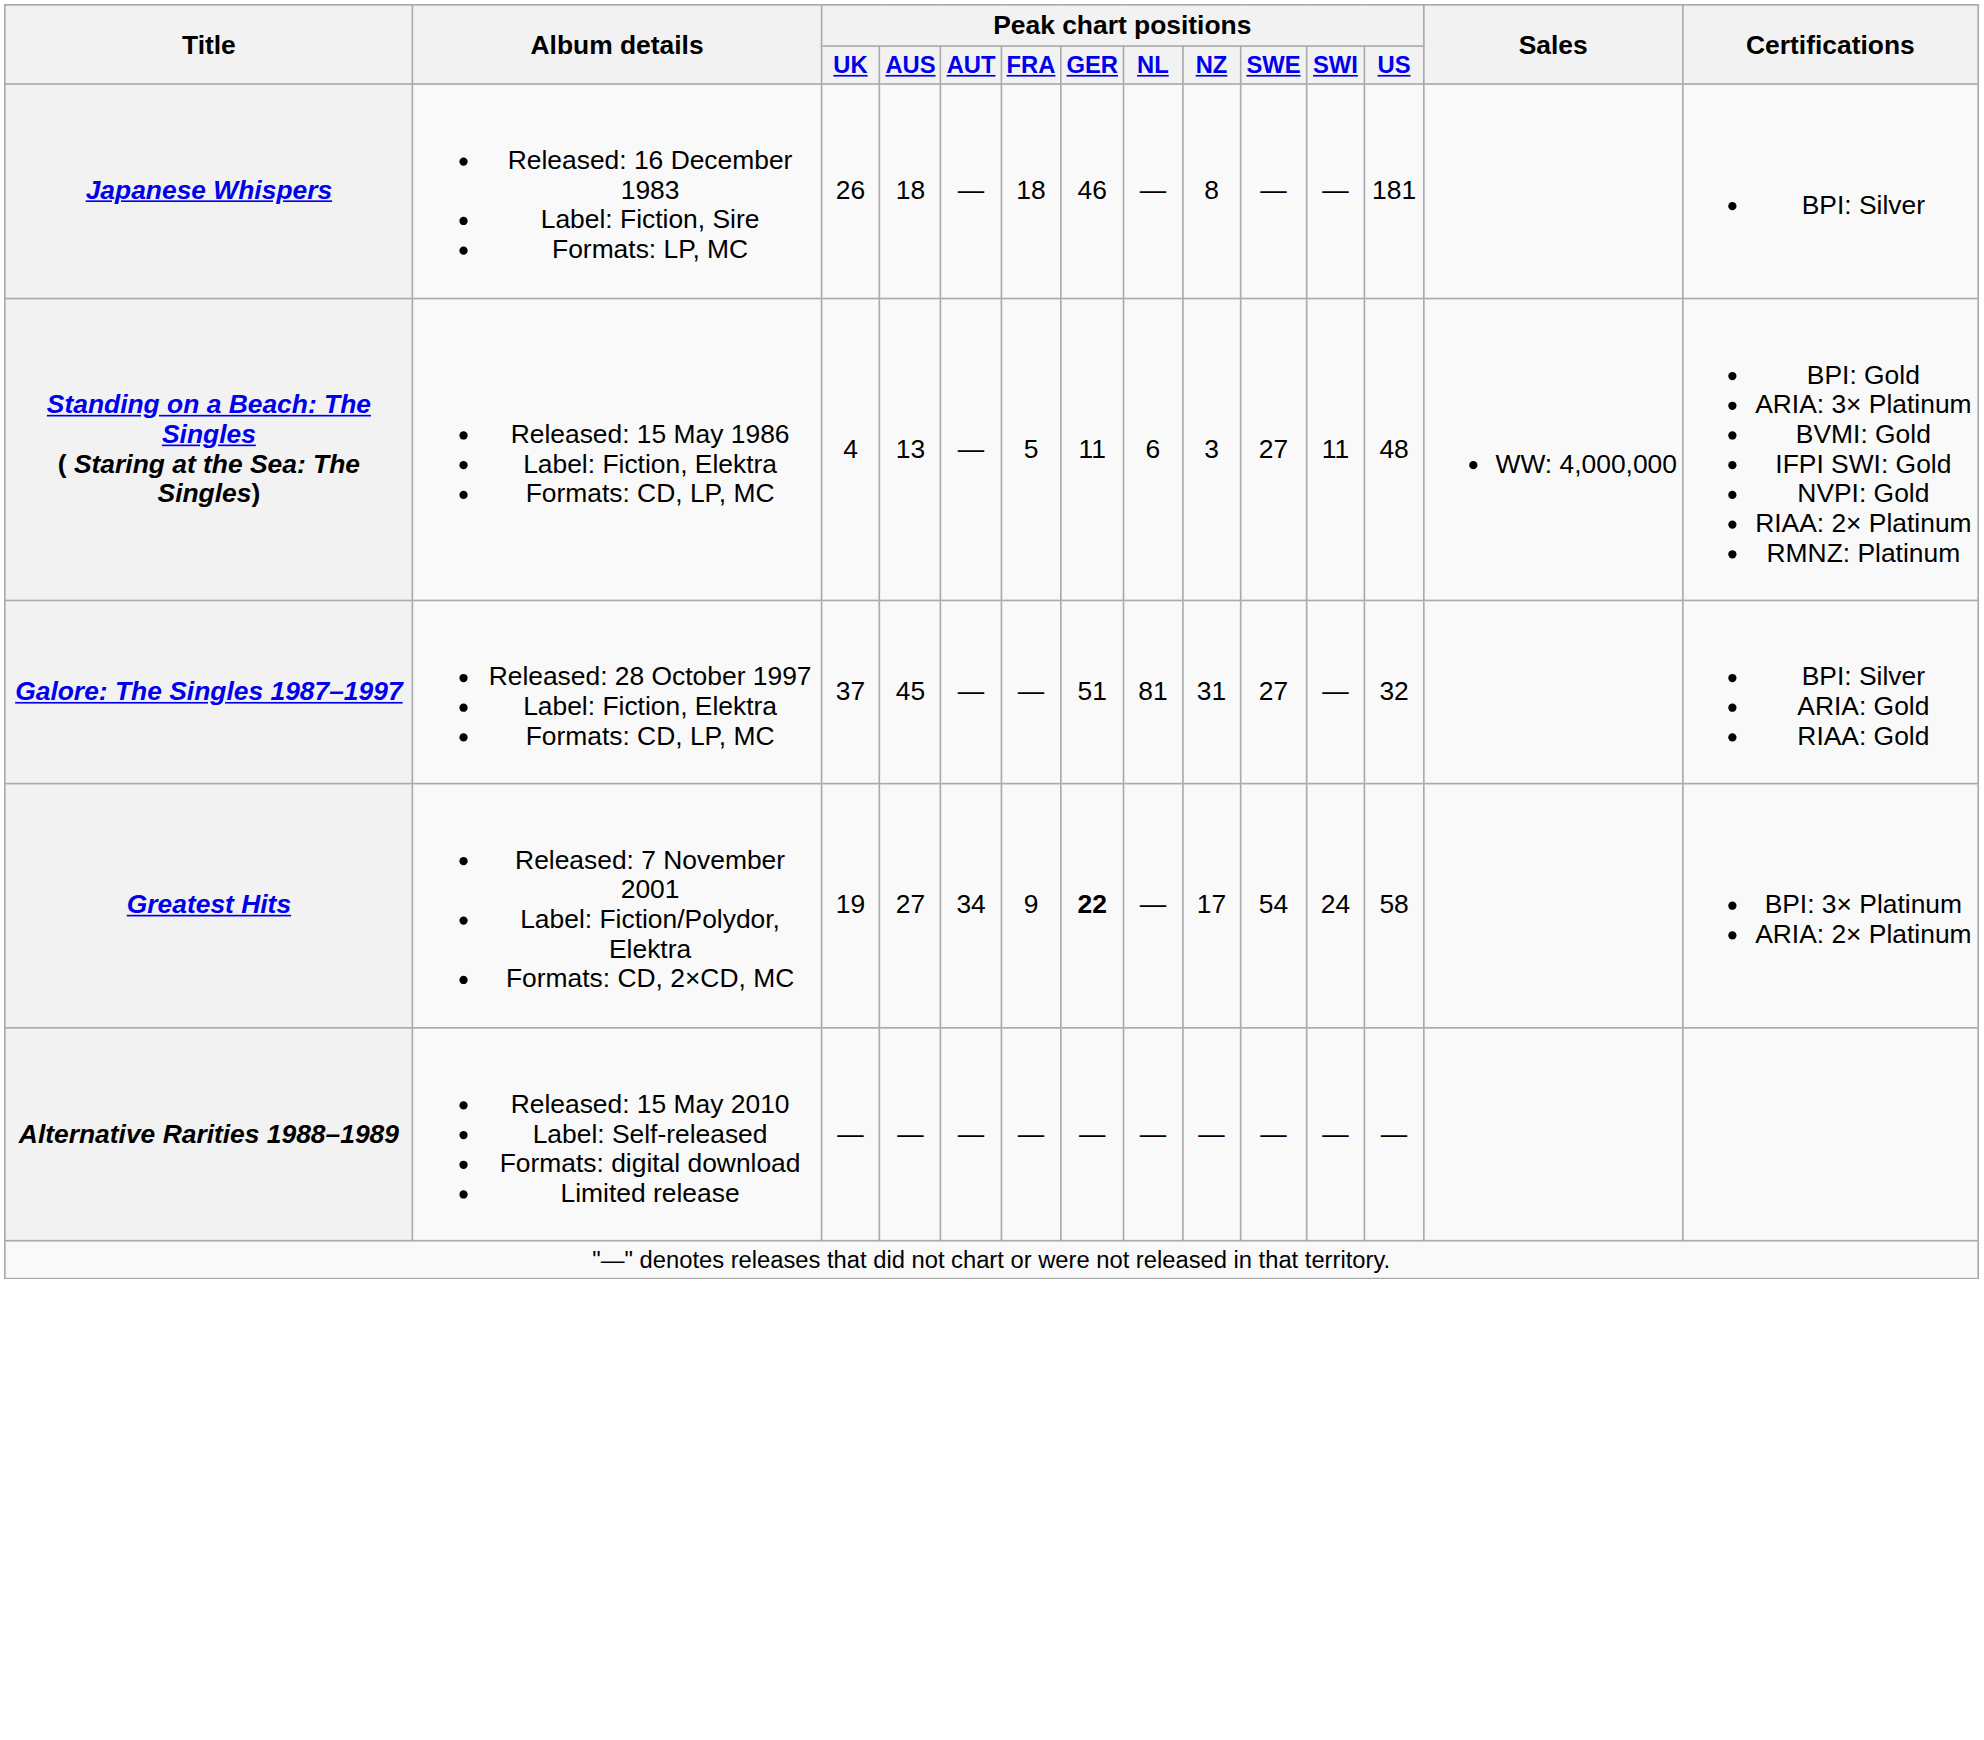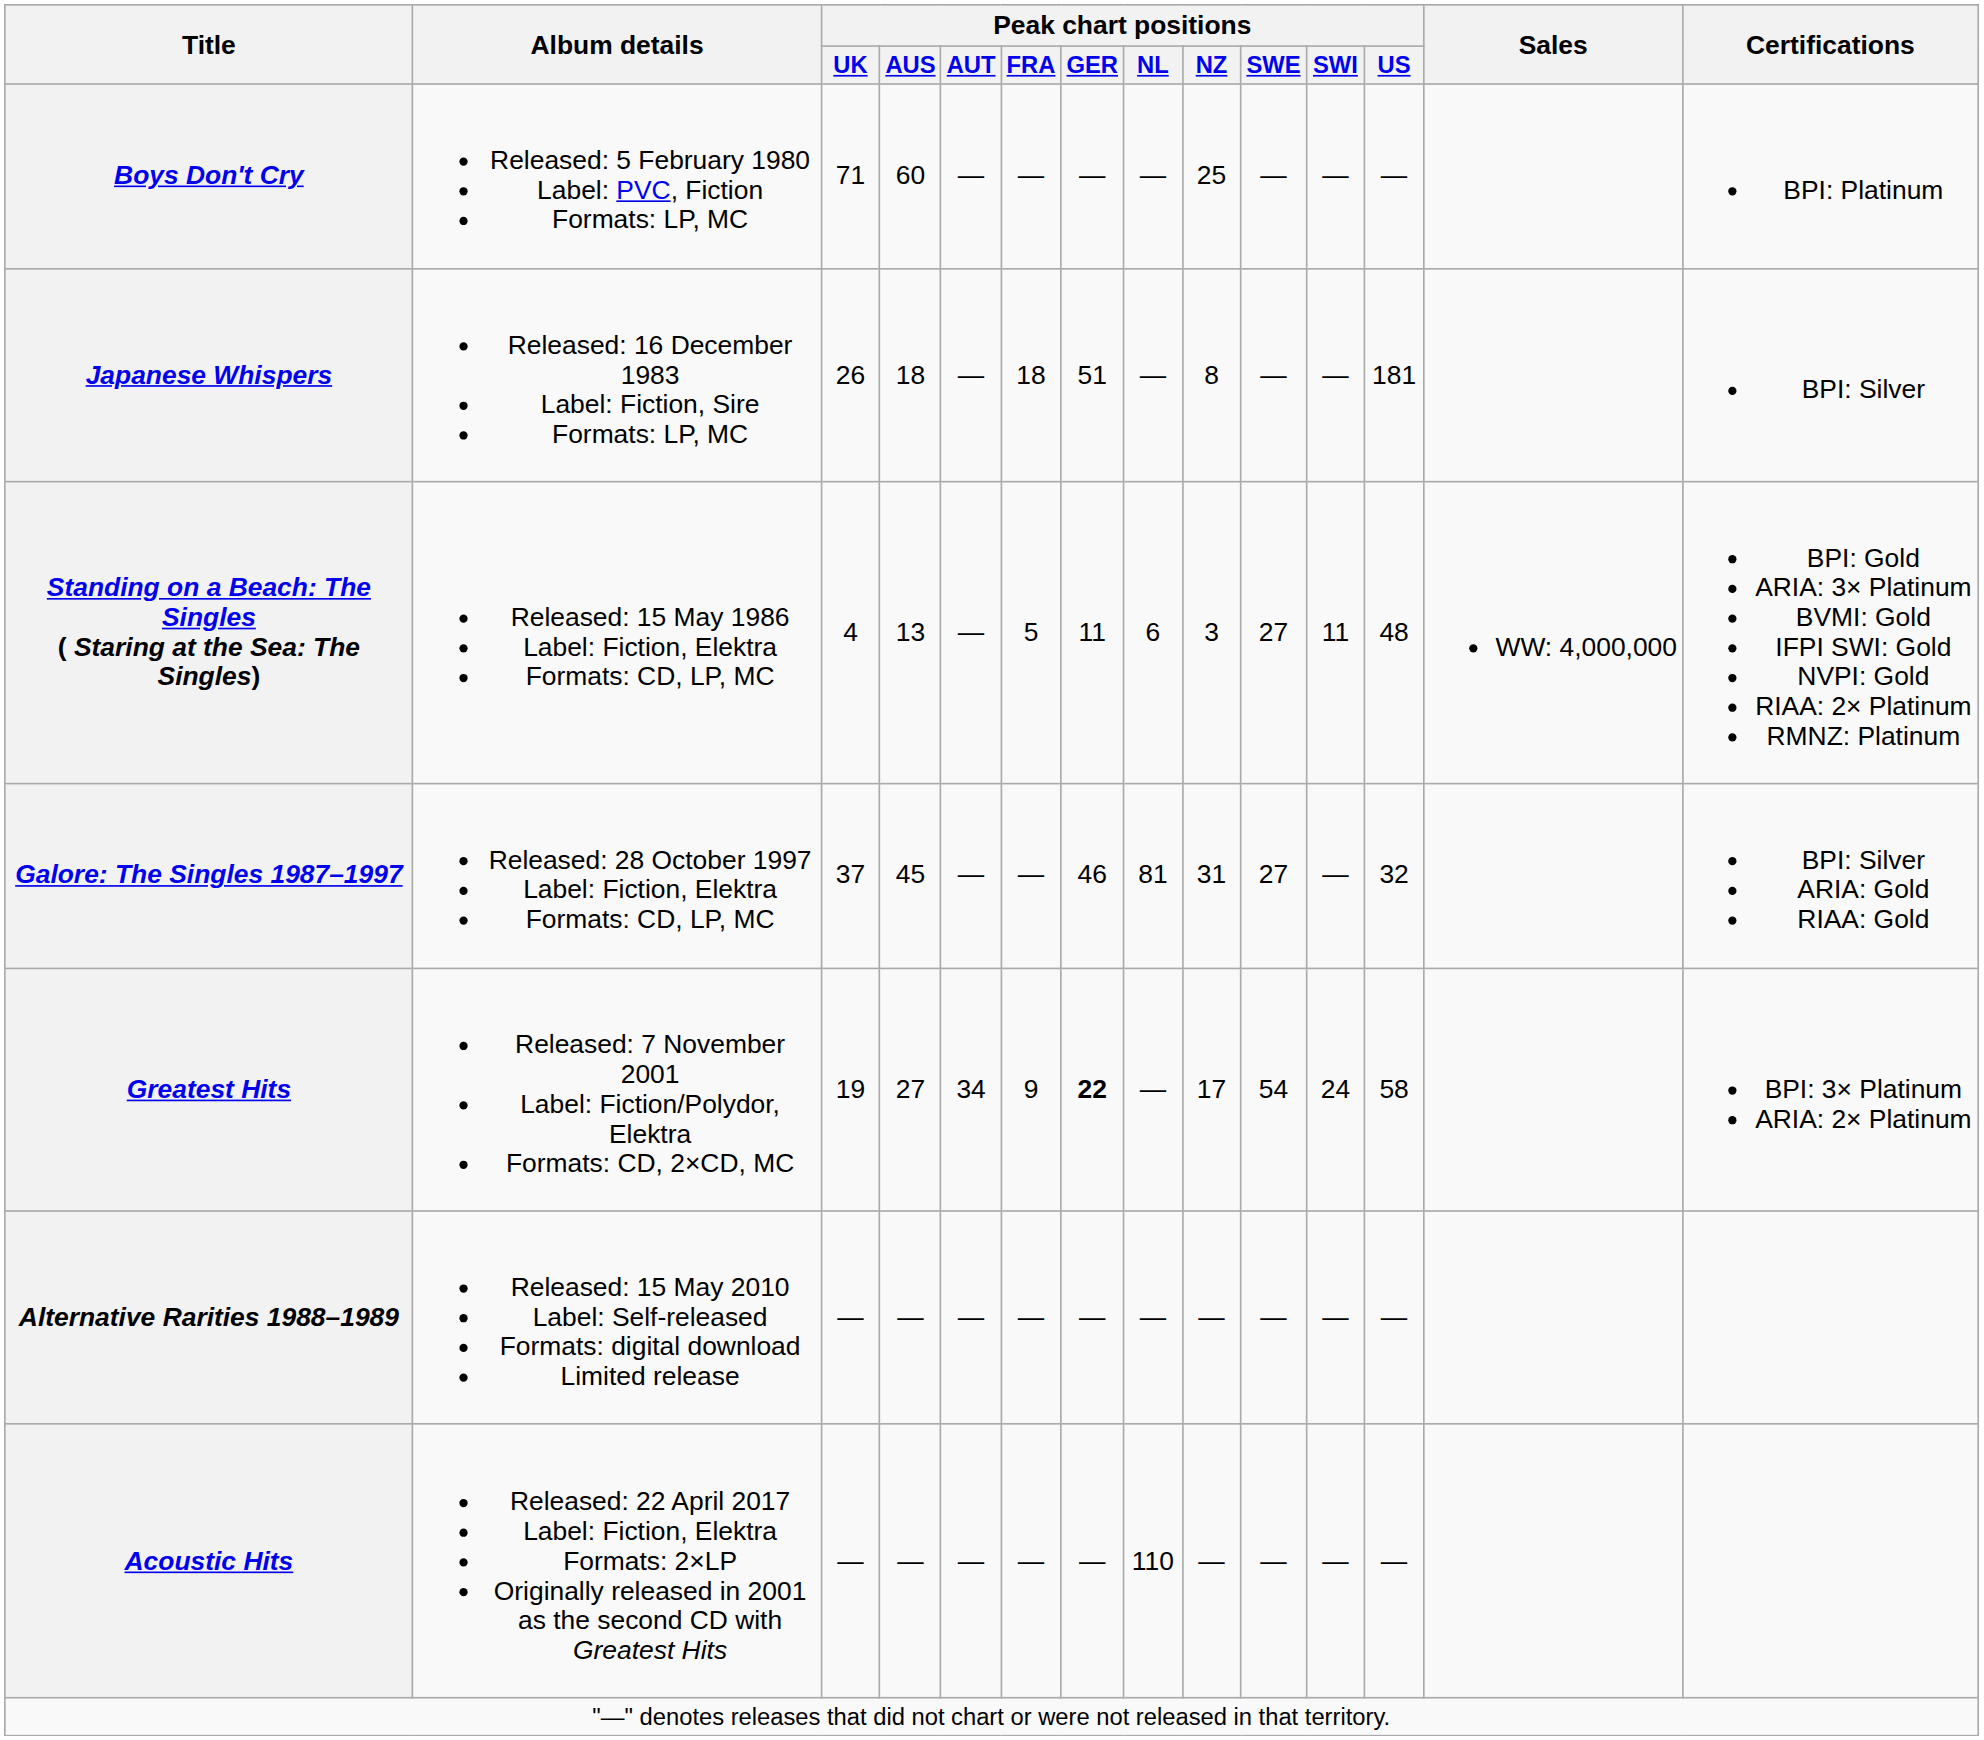+ row: (209, 175)
(1092, 190) 46 -> (1092, 374) 51
(1092, 691) 51 -> (1092, 875) 46
+ row: (209, 1560)
